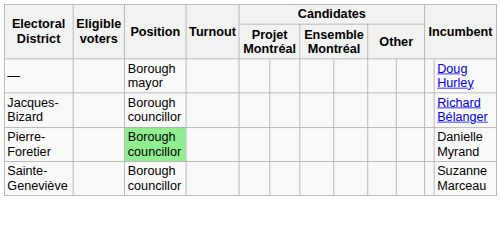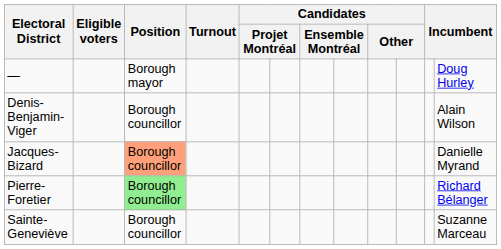+ row: (36, 117)
(154, 110) no background -> (154, 158) lightsalmon background
(462, 110) Richard Bélanger -> (460, 158) Danielle Myrand
(460, 144) Danielle Myrand -> (462, 192) Richard Bélanger
